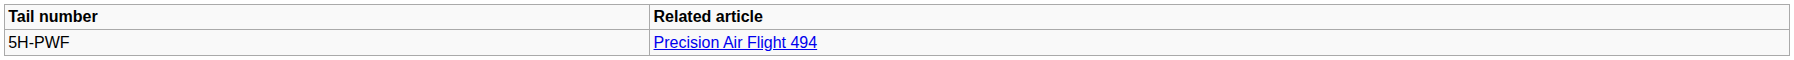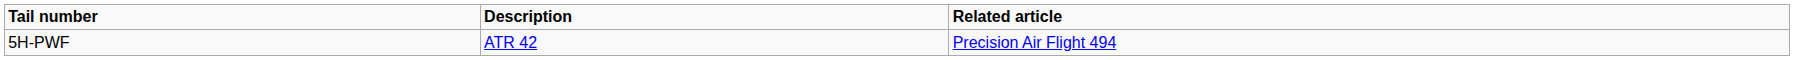+ column: (528, 17)
